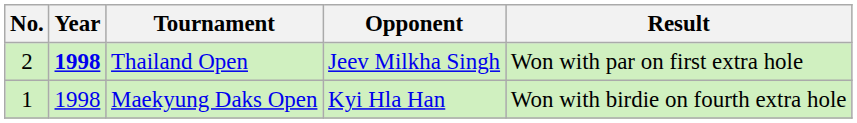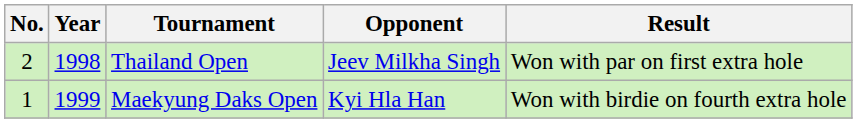(77, 61) bold -> (77, 61) normal
(77, 99) 1998 -> (77, 99) 1999
